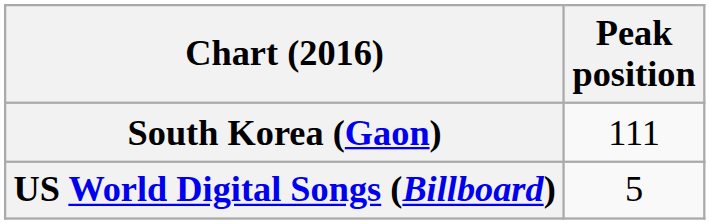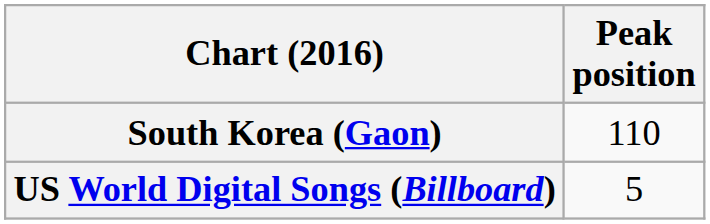(634, 131) 111 -> (634, 131) 110
